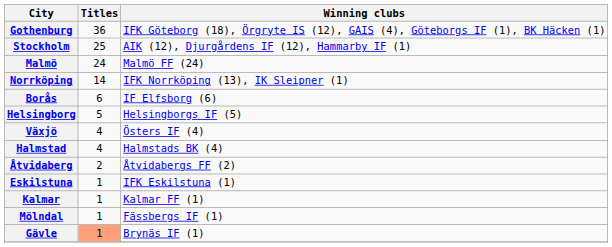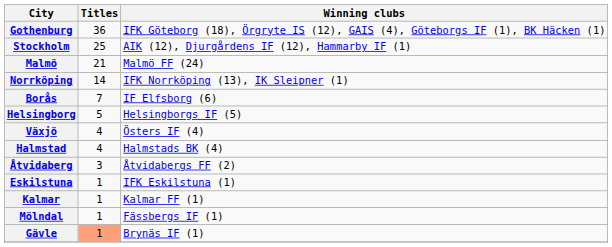(99, 64) 24 -> (99, 64) 21
(99, 98) 6 -> (99, 98) 7
(99, 165) 2 -> (99, 165) 3
